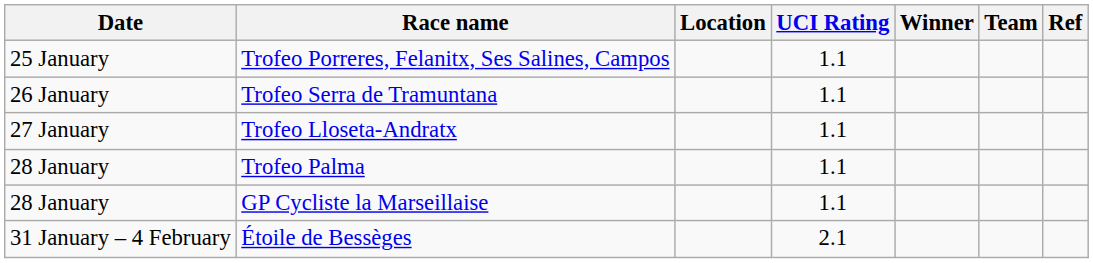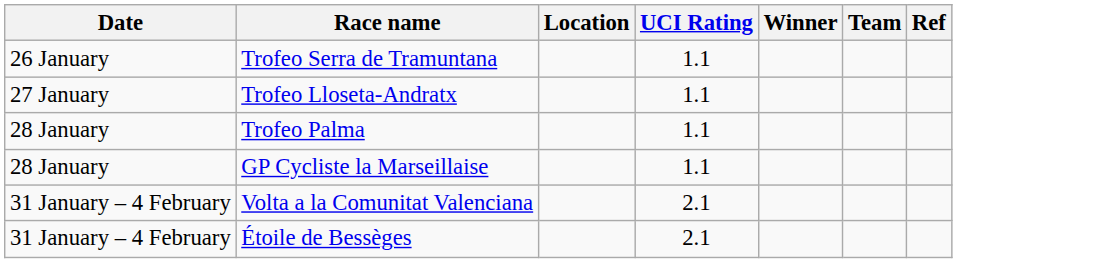- row: (455, 58)
+ row: (387, 202)
